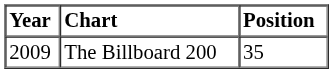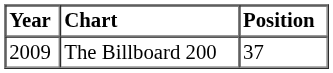(253, 51) 35 -> (253, 51) 37
